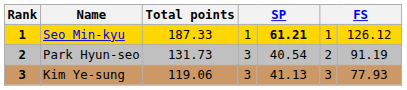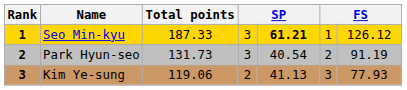(247, 35) 1 -> (247, 35) 3
(247, 75) 3 -> (247, 75) 2
